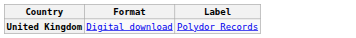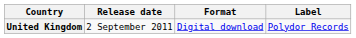+ column: (130, 12)
